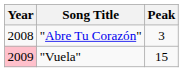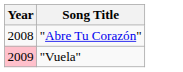- column: (161, 14)
